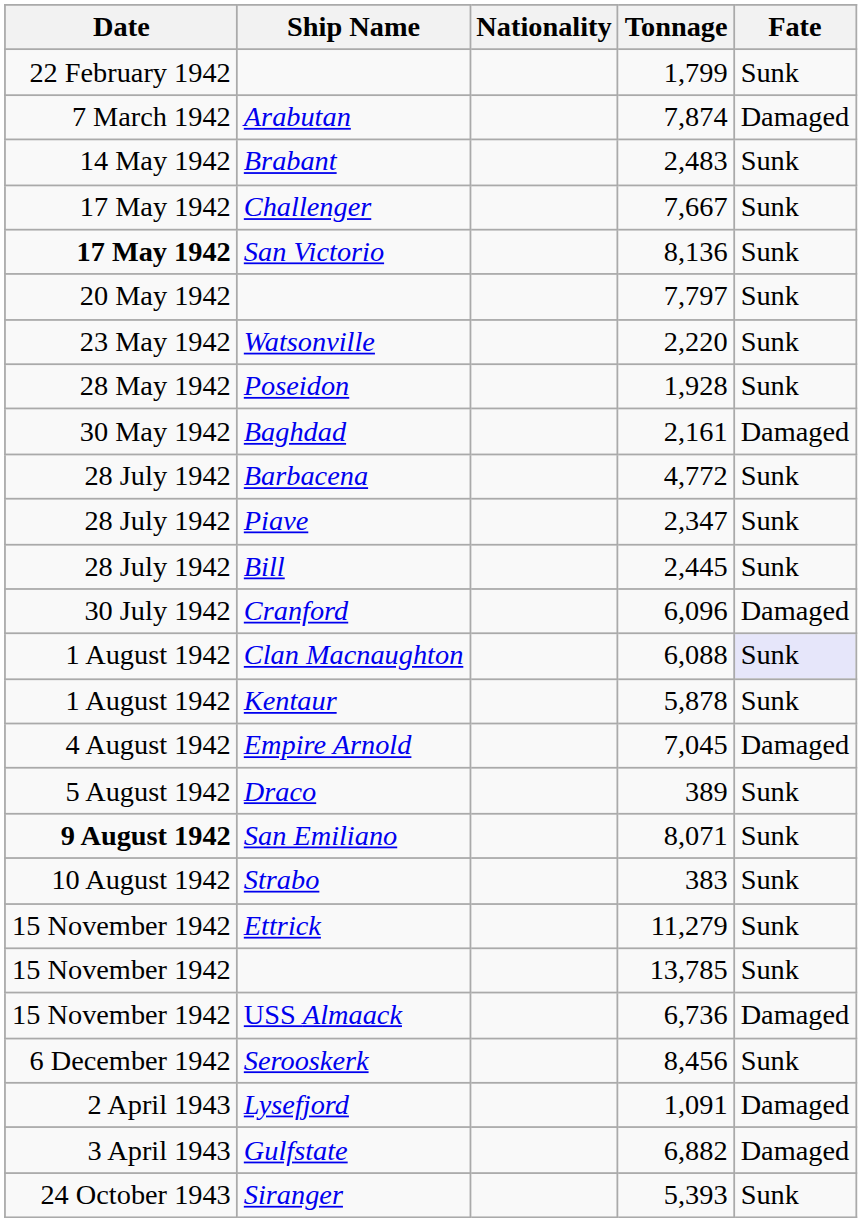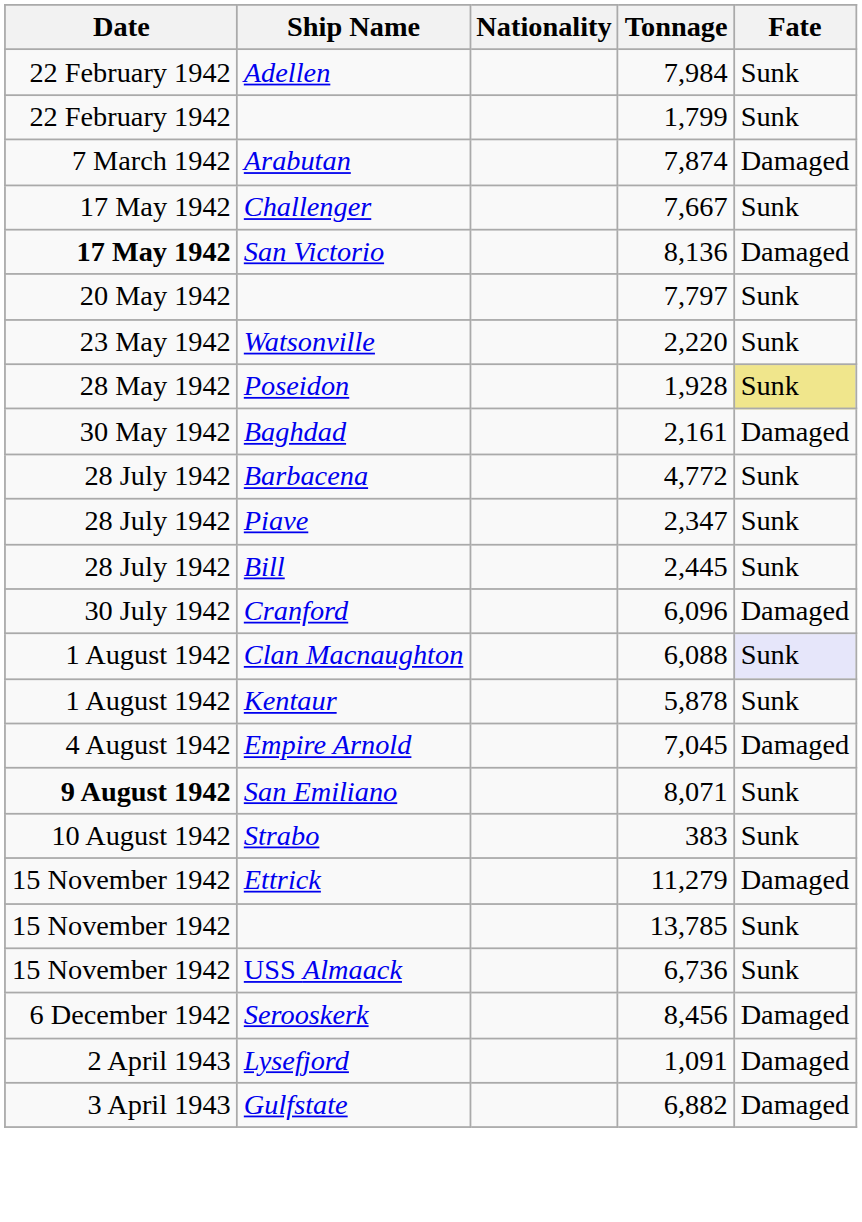+ row: (287, 71)
- row: (290, 161)
(770, 251) Sunk -> (795, 251) Damaged
(770, 386) no background -> (770, 386) khaki background
- row: (280, 790)
(770, 925) Sunk -> (795, 880) Damaged
(795, 1015) Damaged -> (770, 970) Sunk
(770, 1059) Sunk -> (795, 1015) Damaged
- row: (293, 1194)
